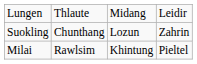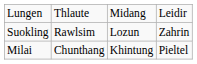(79, 31) Chunthang -> (74, 31) Rawlsim
(74, 50) Rawlsim -> (79, 50) Chunthang
